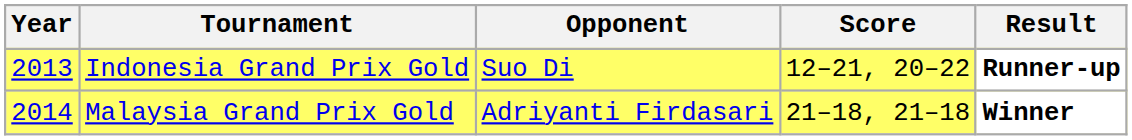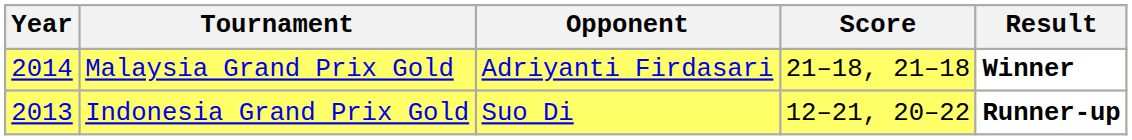rows swapped: (277, 69) <-> (269, 112)
